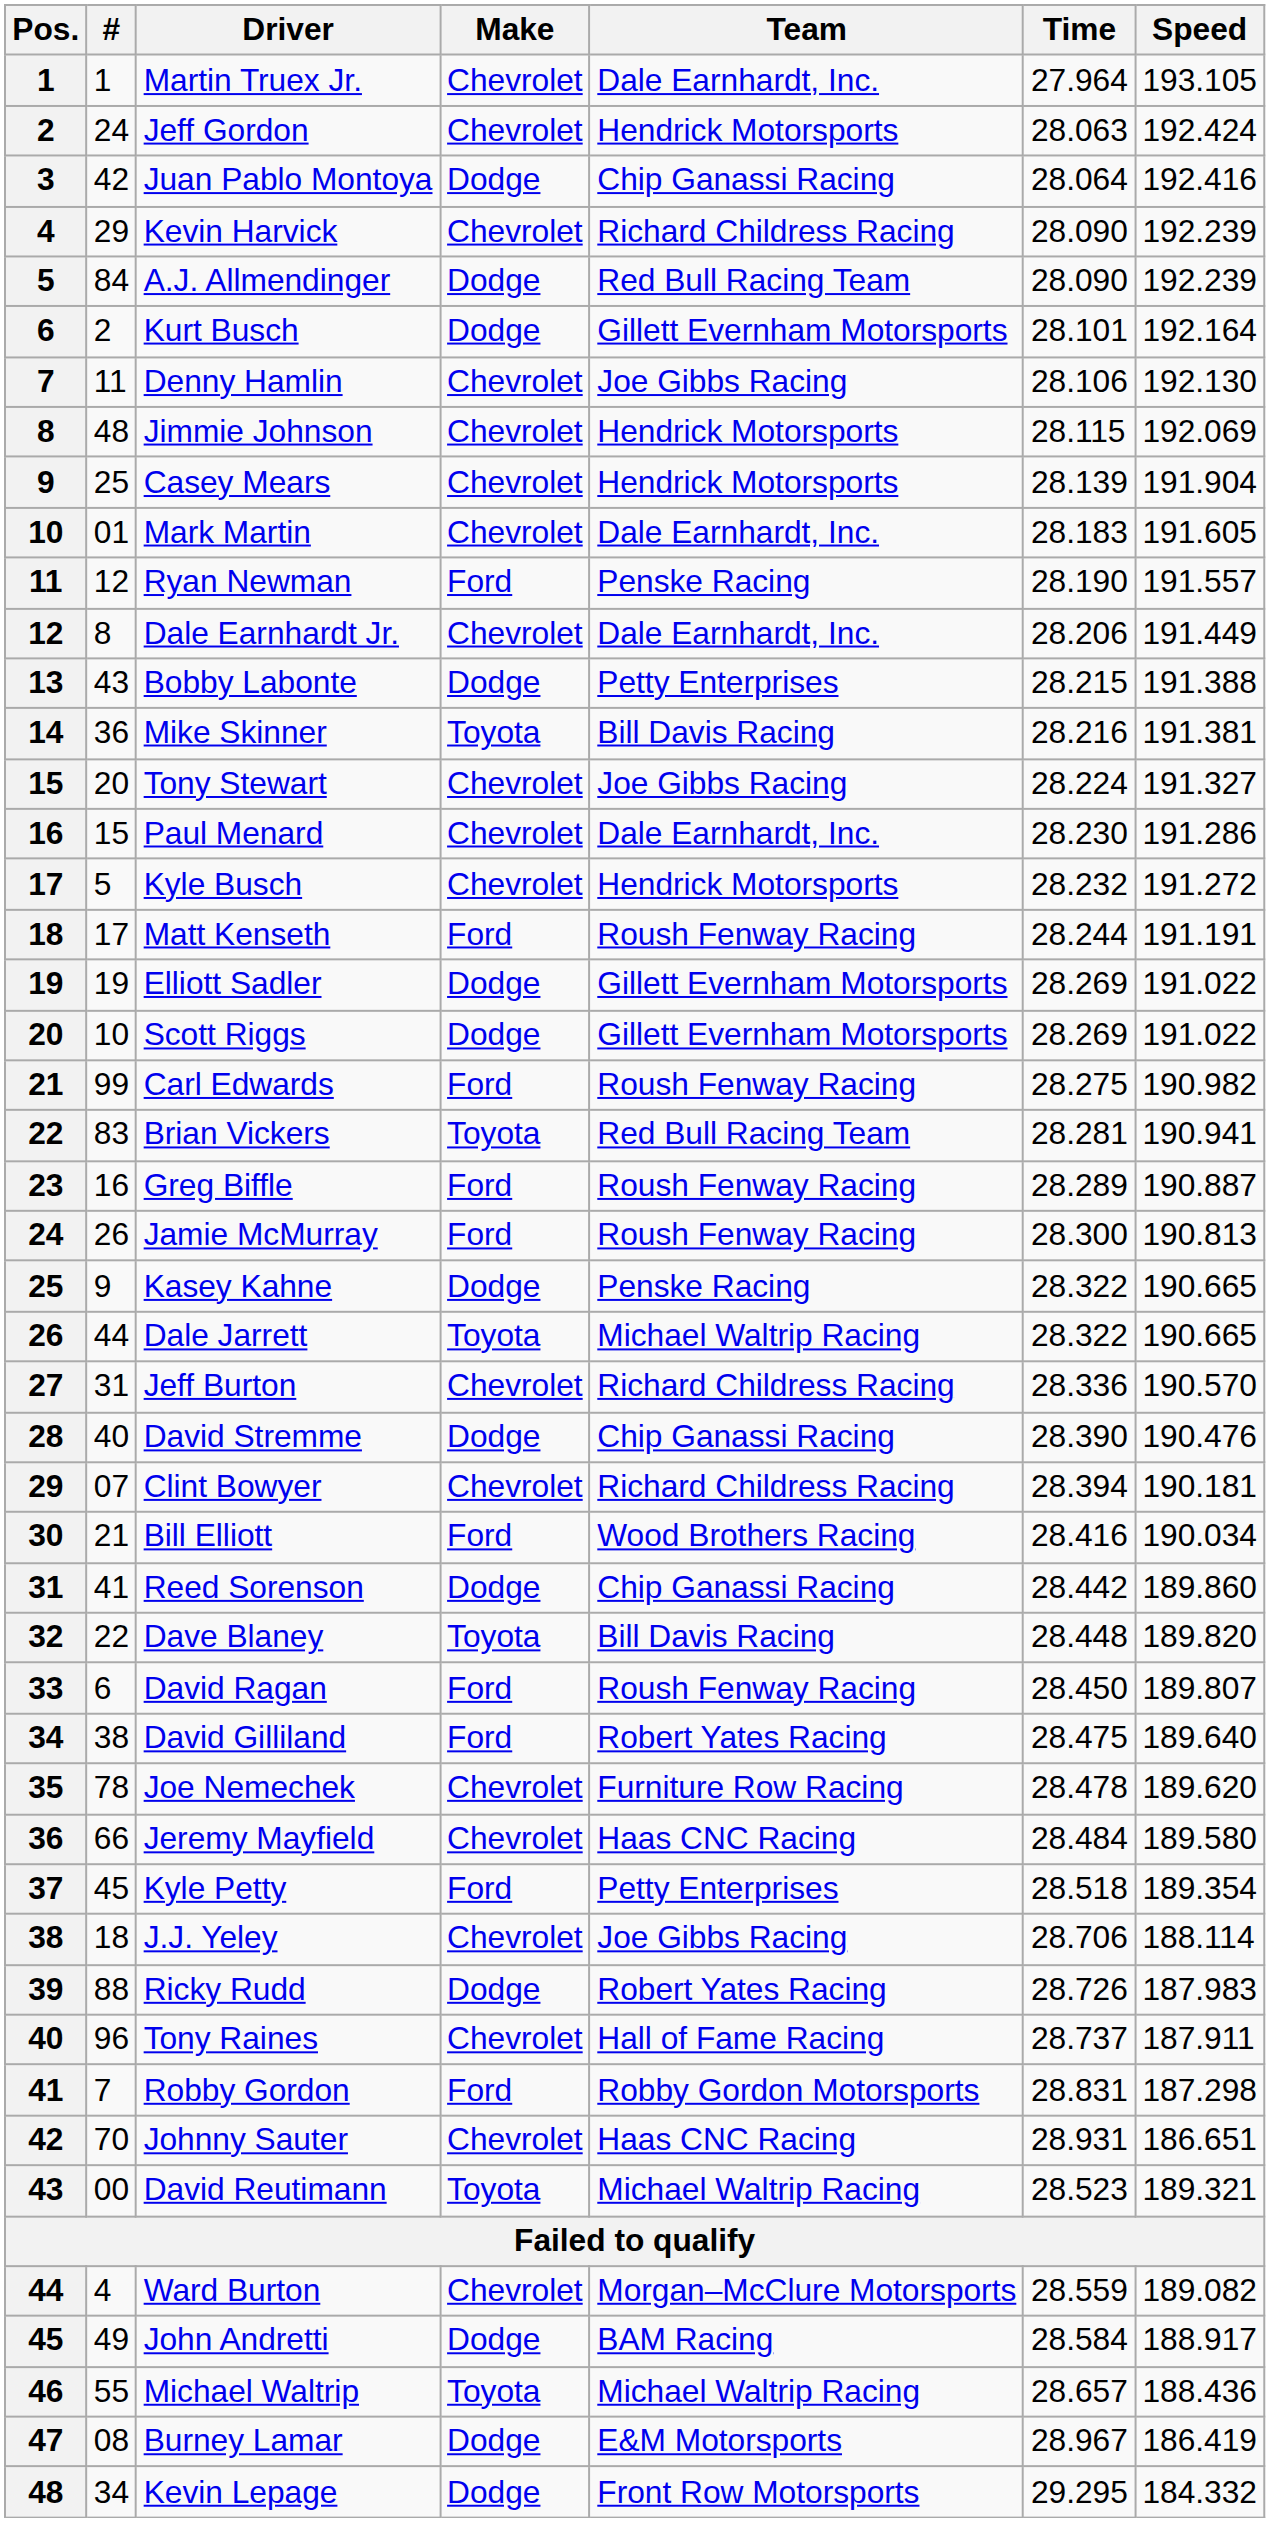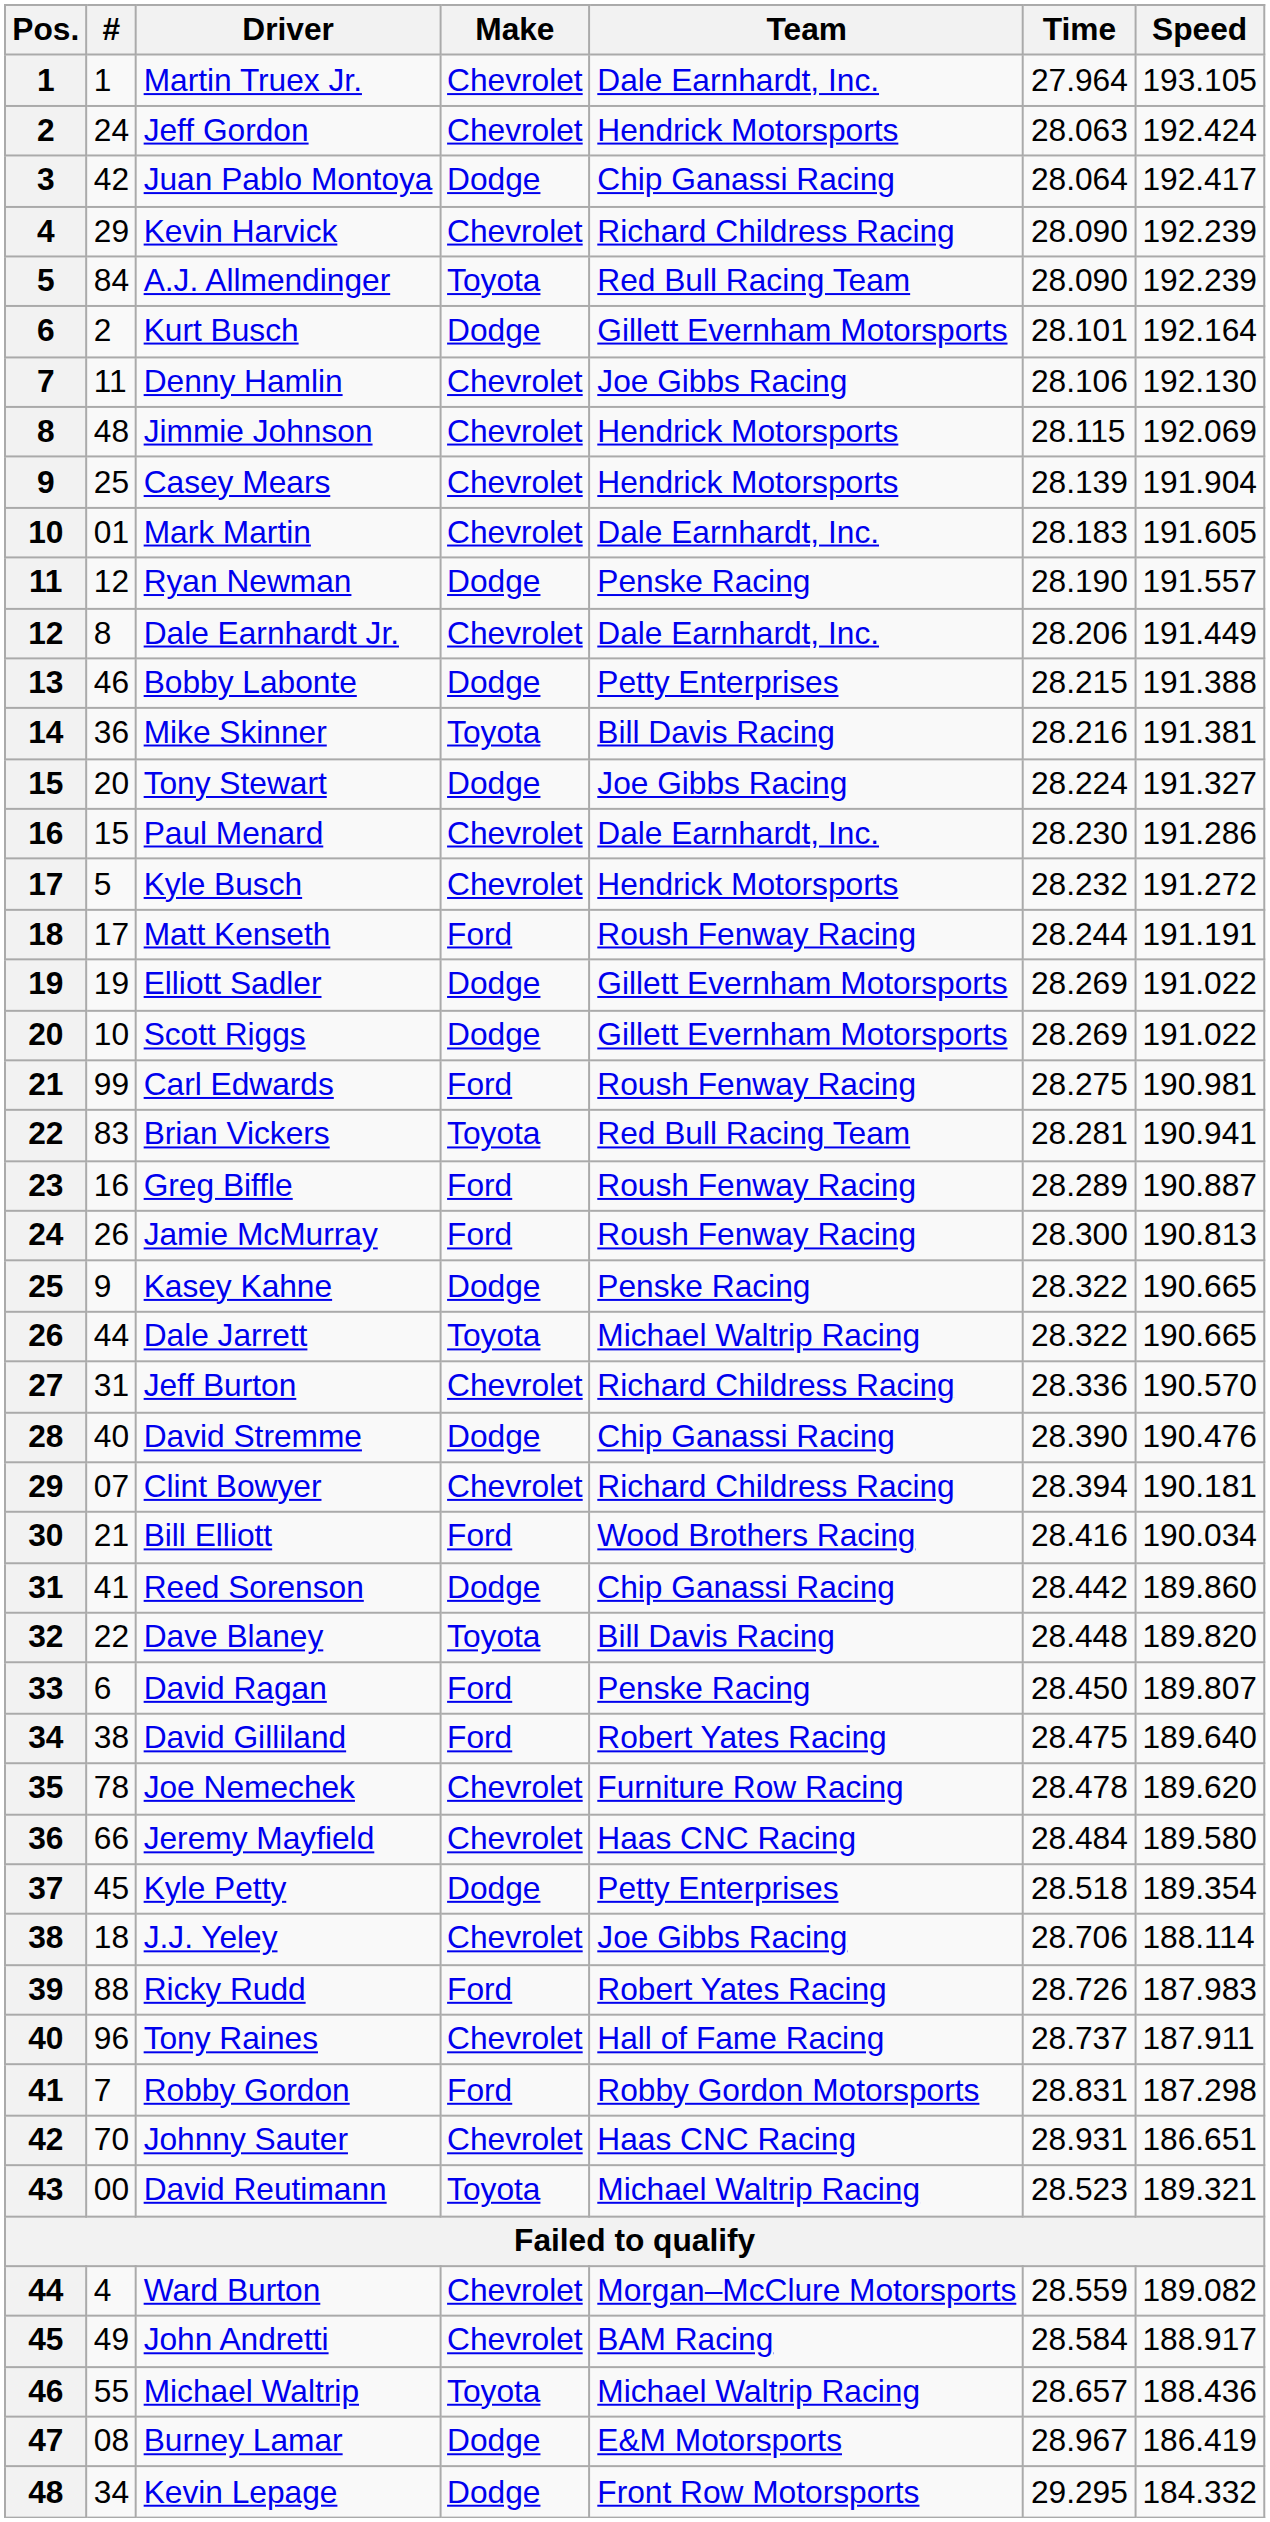(1200, 180) 192.416 -> (1200, 180) 192.417
(494, 280) Dodge -> (494, 280) Toyota
(480, 582) Ford -> (494, 582) Dodge
(111, 682) 43 -> (111, 682) 46
(515, 783) Chevrolet -> (494, 783) Dodge
(1200, 1084) 190.982 -> (1200, 1084) 190.981
(757, 1687) Roush Fenway Racing -> (704, 1687) Penske Racing
(480, 1888) Ford -> (494, 1888) Dodge
(494, 1989) Dodge -> (480, 1989) Ford
(494, 2340) Dodge -> (515, 2340) Chevrolet
